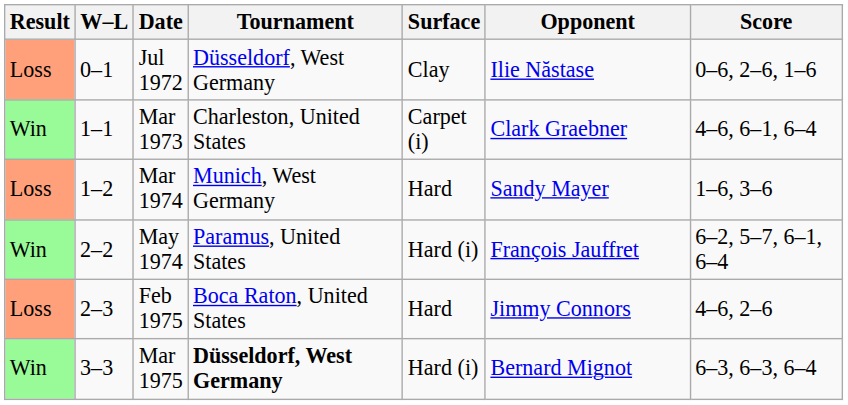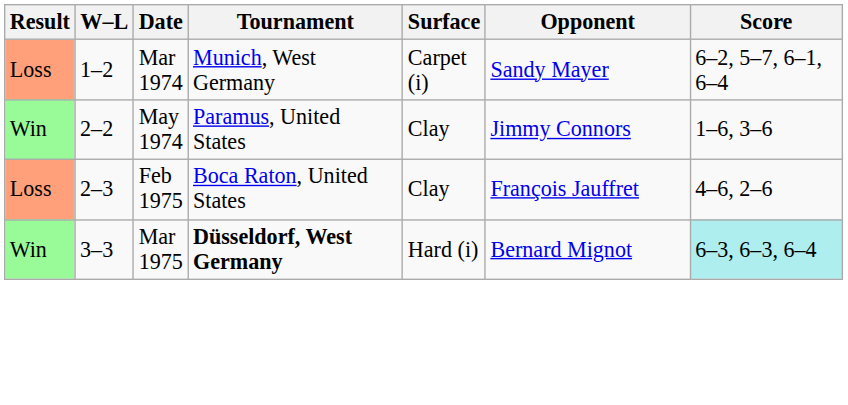- row: (161, 69)
- row: (161, 129)
(430, 189) Hard -> (437, 69) Carpet (i)
(734, 189) 1–6, 3–6 -> (759, 69) 6–2, 5–7, 6–1, 6–4
(443, 249) Hard (i) -> (429, 129) Clay
(565, 249) François Jauffret -> (561, 129) Jimmy Connors
(759, 249) 6–2, 5–7, 6–1, 6–4 -> (734, 129) 1–6, 3–6
(430, 308) Hard -> (429, 189) Clay
(561, 308) Jimmy Connors -> (565, 189) François Jauffret
(756, 368) no background -> (756, 249) paleturquoise background
